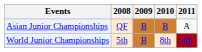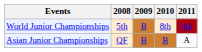rows swapped: (57, 26) <-> (58, 41)
